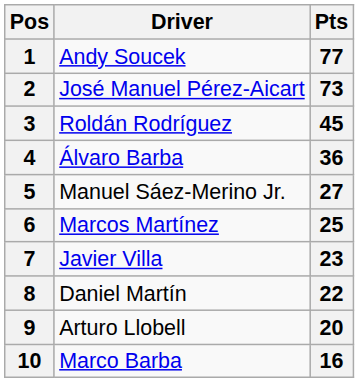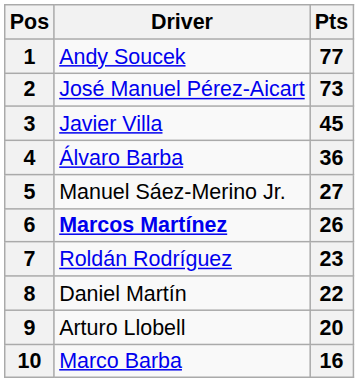(146, 124) Roldán Rodríguez -> (111, 124) Javier Villa
(139, 225) normal -> (143, 225) bold
(331, 225) 25 -> (331, 225) 26
(111, 259) Javier Villa -> (146, 259) Roldán Rodríguez
